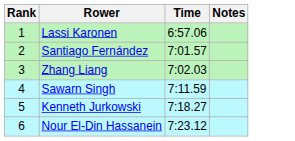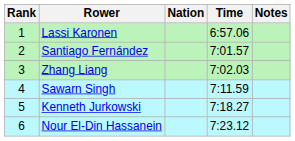+ column: (186, 13)
